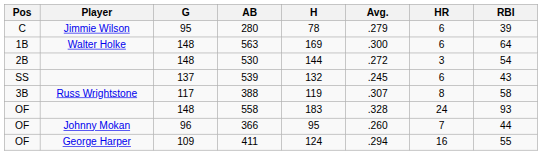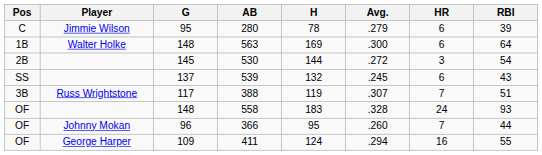(186, 61) 148 -> (186, 61) 145
(442, 93) 8 -> (442, 93) 7
(506, 93) 58 -> (506, 93) 51
